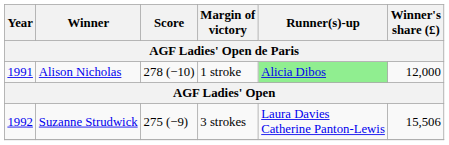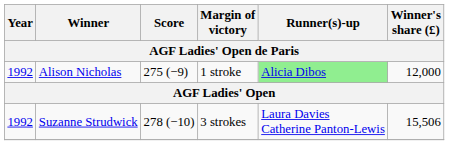(20, 72) 1991 -> (20, 72) 1992
(169, 72) 278 (−10) -> (166, 72) 275 (−9)
(166, 122) 275 (−9) -> (169, 122) 278 (−10)
